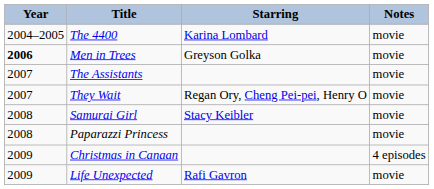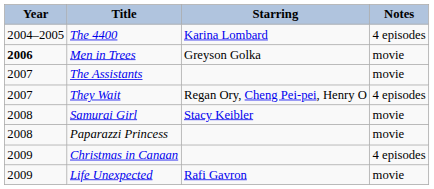(388, 34) movie -> (399, 34) 4 episodes
(388, 94) movie -> (399, 94) 4 episodes
